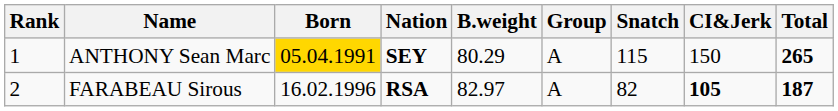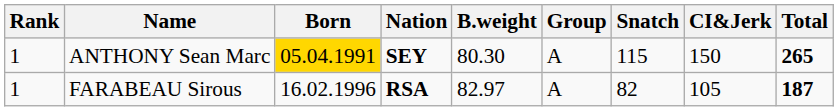(481, 55) 80.29 -> (481, 55) 80.30
(15, 88) 2 -> (15, 88) 1
(705, 88) bold -> (705, 88) normal
